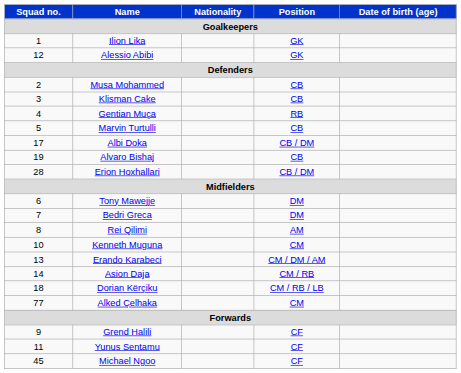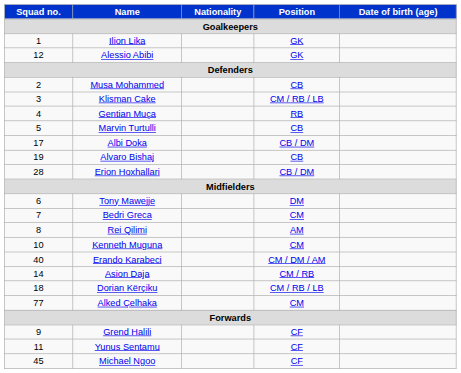(297, 99) CB -> (297, 99) CM / RB / LB
(297, 216) DM -> (297, 216) CM
(38, 260) 13 -> (38, 260) 40
